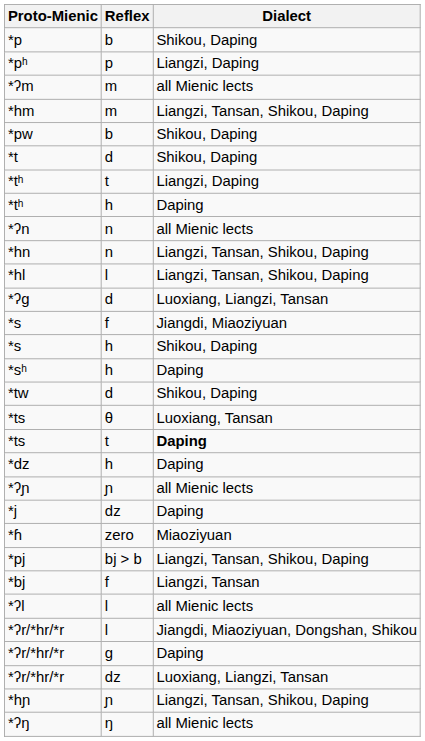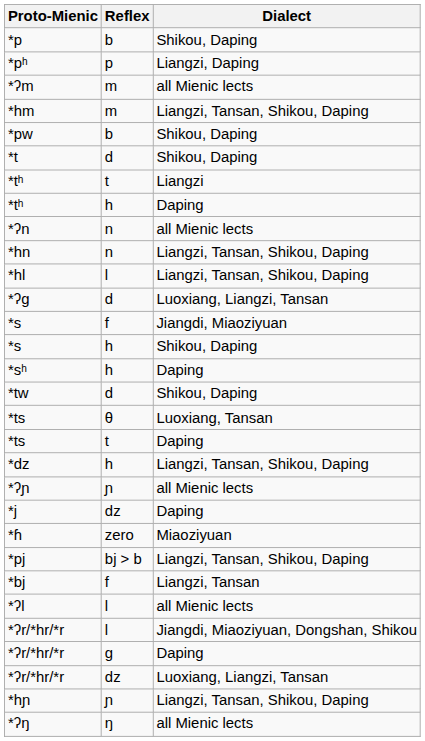(208, 181) Liangzi, Daping -> (180, 181) Liangzi
(182, 441) bold -> (180, 441) normal
(180, 464) Daping -> (263, 464) Liangzi, Tansan, Shikou, Daping
